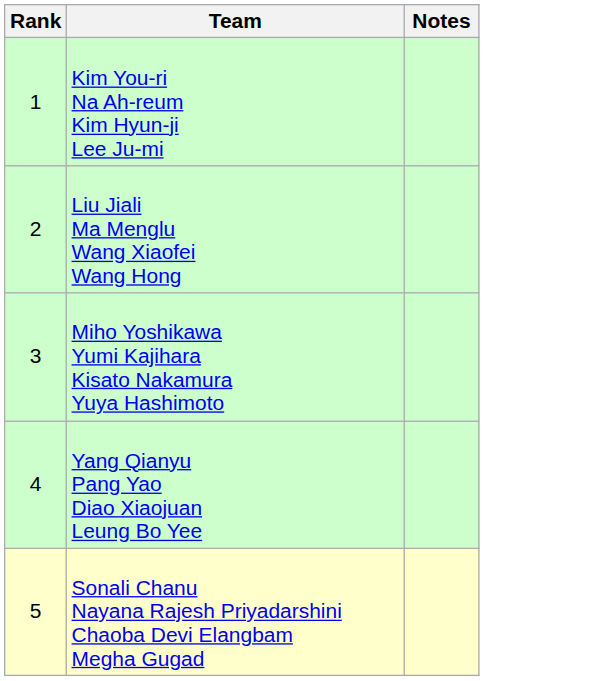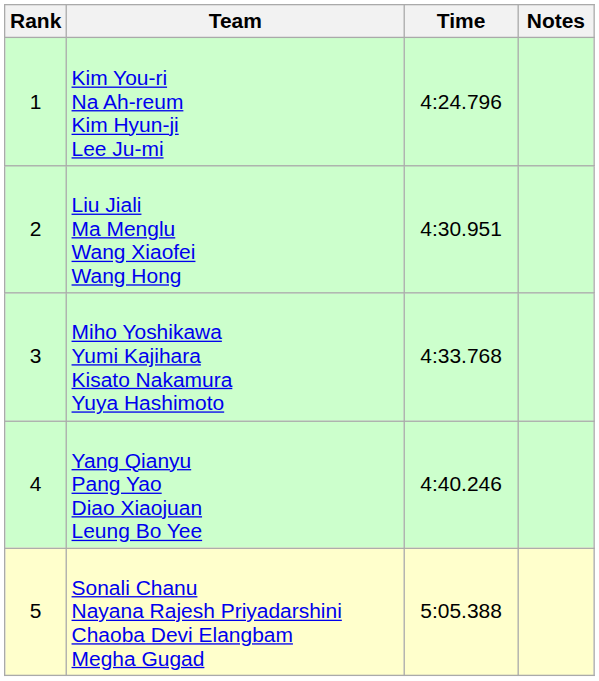+ column: (461, 21)
